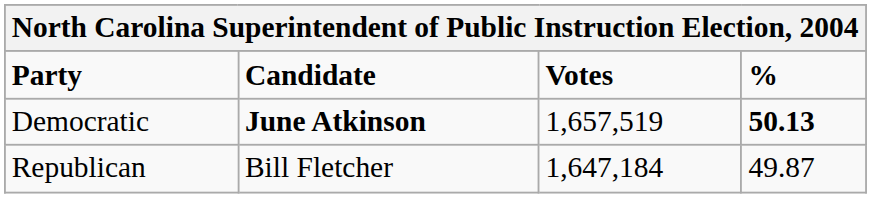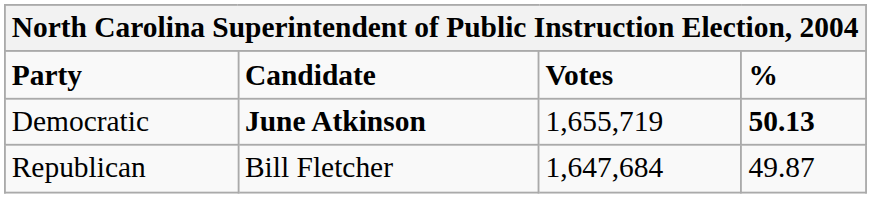(604, 121) 1,657,519 -> (604, 121) 1,655,719
(604, 167) 1,647,184 -> (604, 167) 1,647,684
